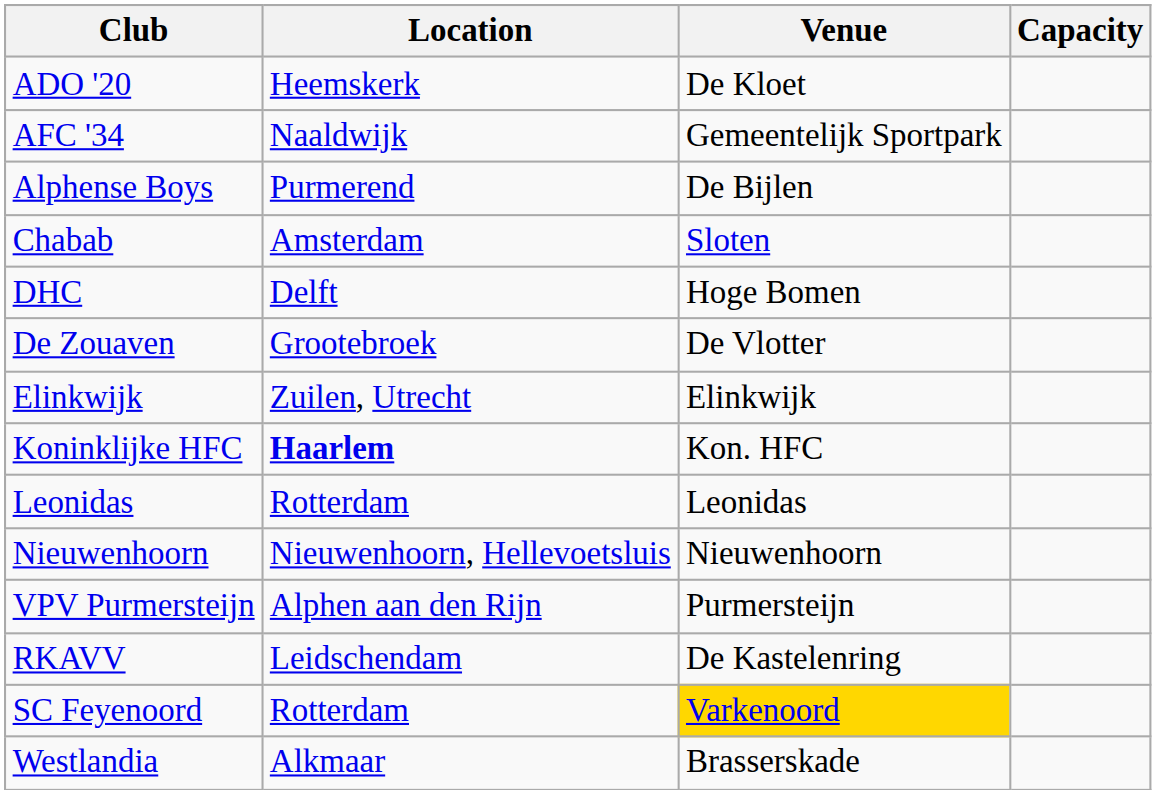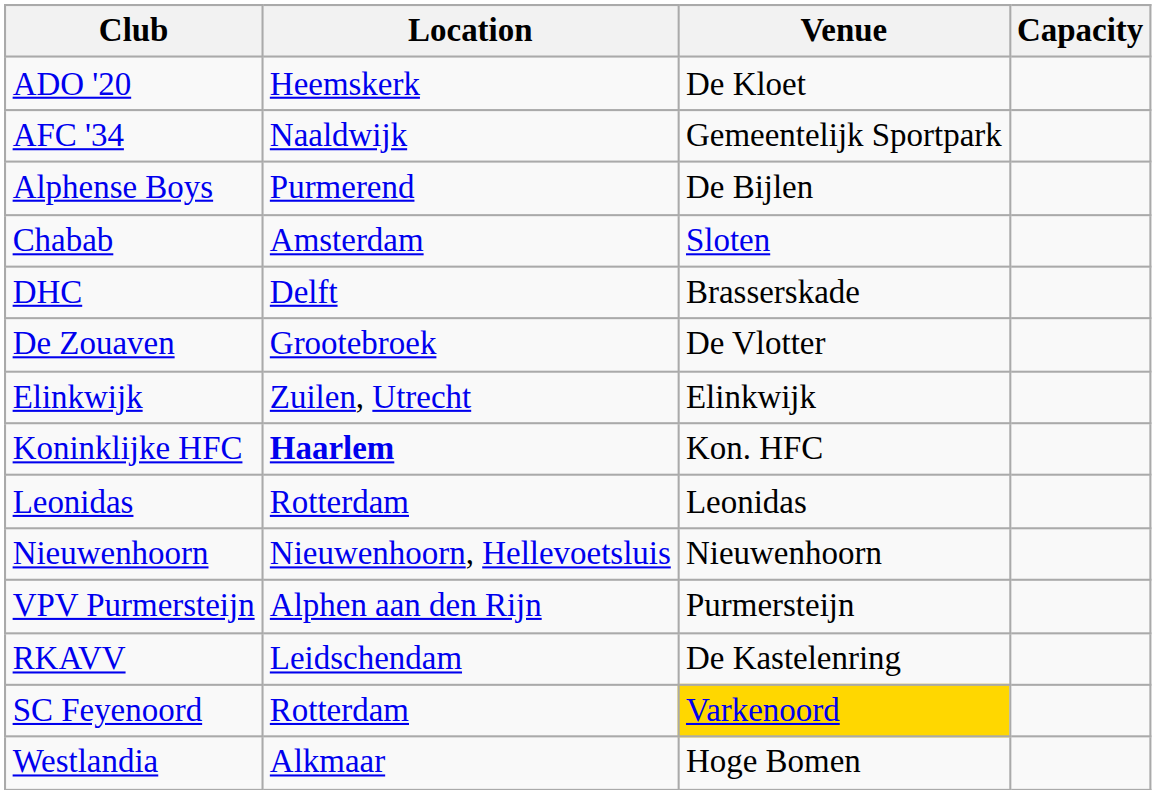(773, 291) Hoge Bomen -> (773, 291) Brasserskade
(773, 762) Brasserskade -> (773, 762) Hoge Bomen
